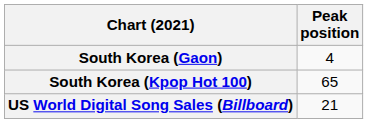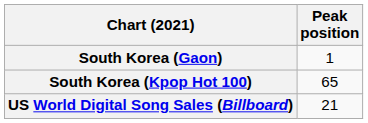(330, 57) 4 -> (330, 57) 1
